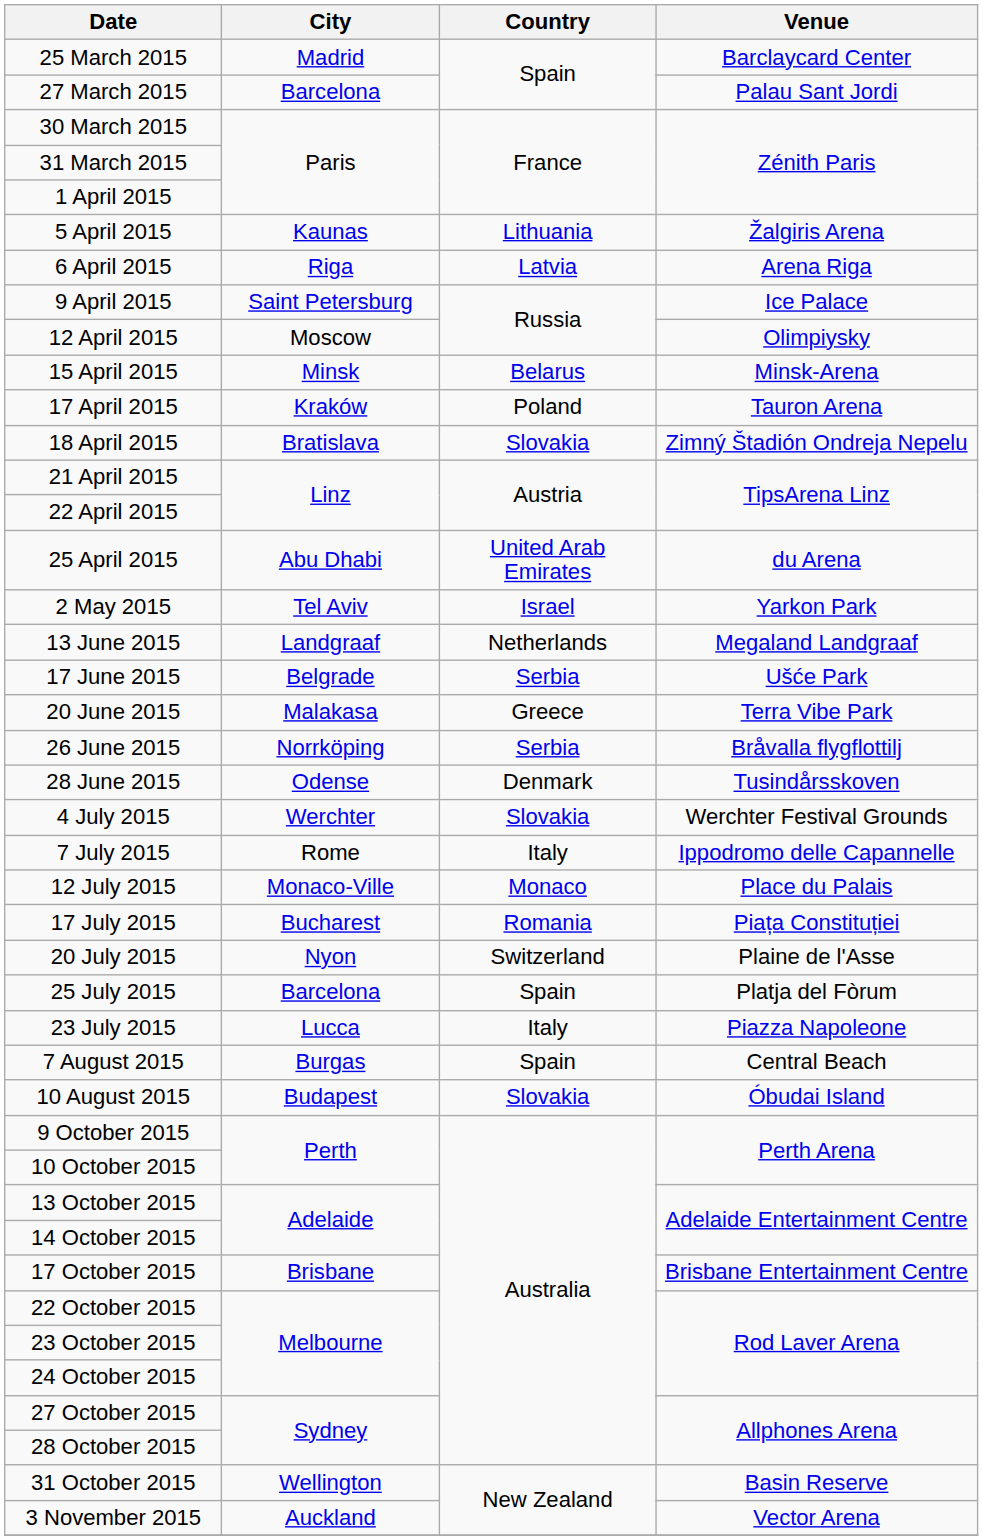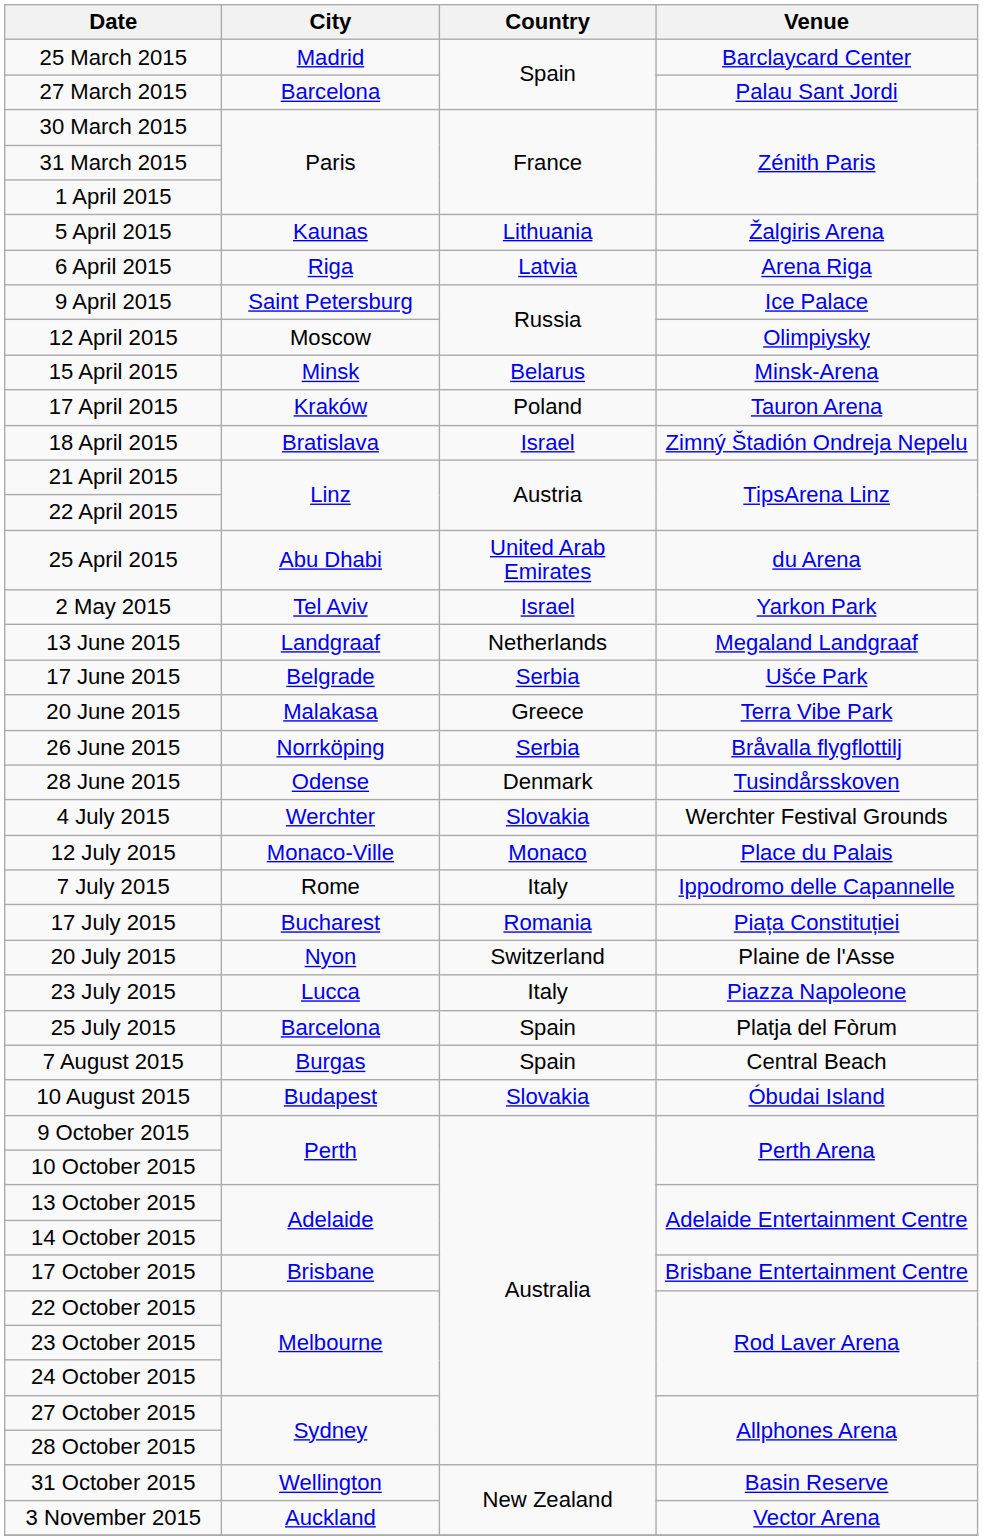(548, 442) Slovakia -> (548, 442) Israel
rows swapped: (113, 852) <-> (113, 887)
rows swapped: (113, 1027) <-> (113, 992)
